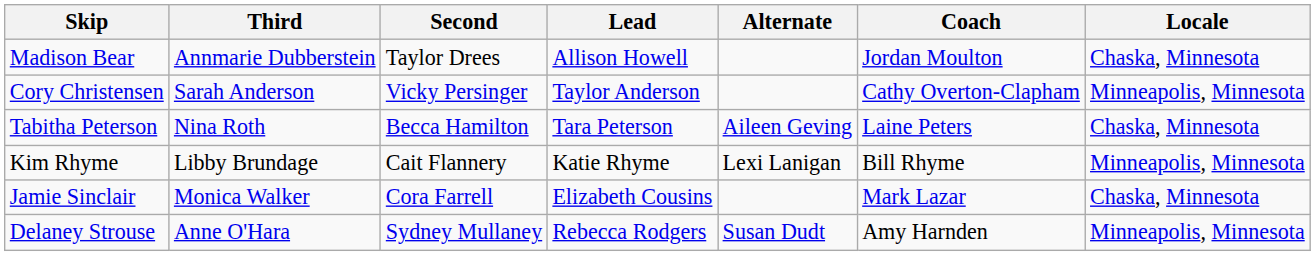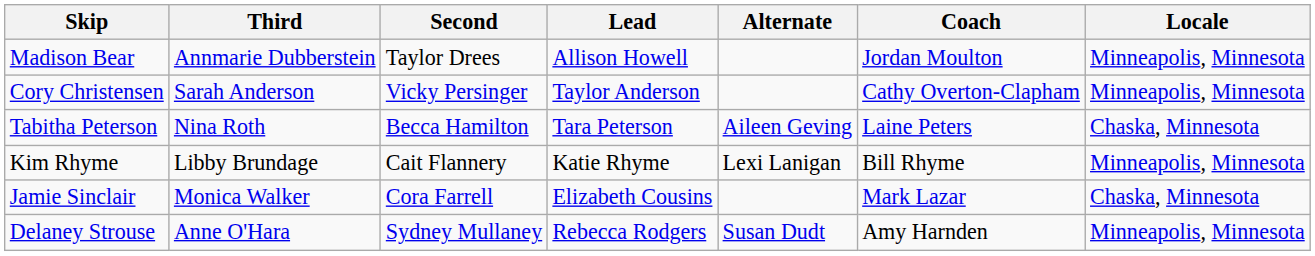(1175, 57) Chaska, Minnesota -> (1197, 57) Minneapolis, Minnesota
